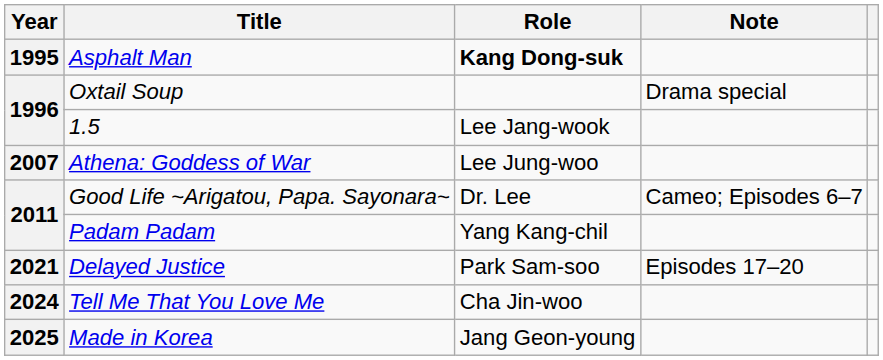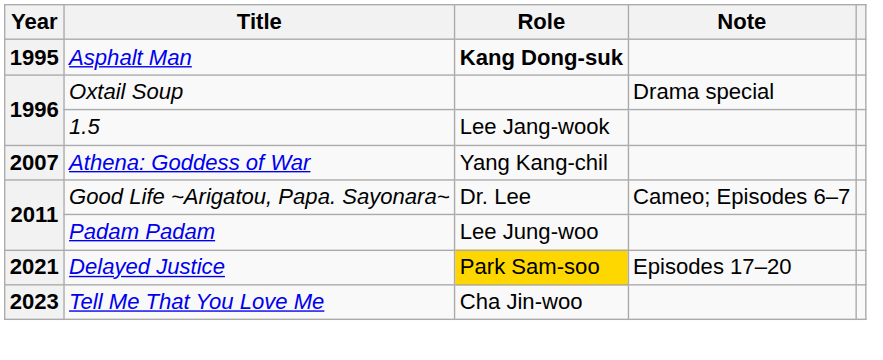(529, 162) Lee Jung-woo -> (534, 162) Yang Kang-chil
(534, 232) Yang Kang-chil -> (529, 232) Lee Jung-woo
(530, 267) no background -> (530, 267) gold background
(34, 302) 2024 -> (34, 302) 2023
- row: (141, 337)
